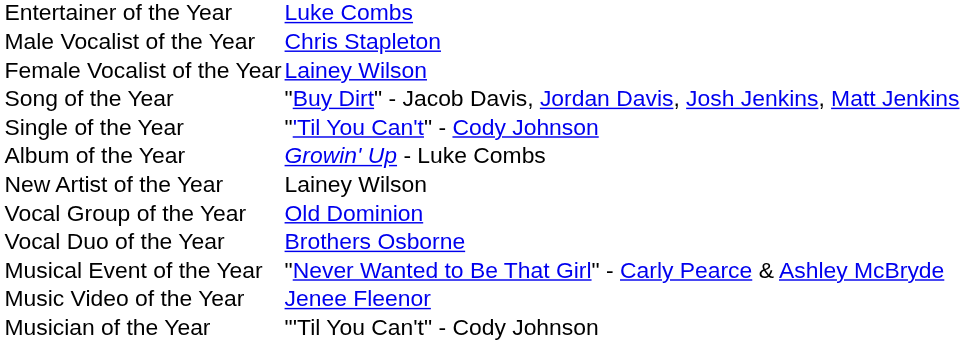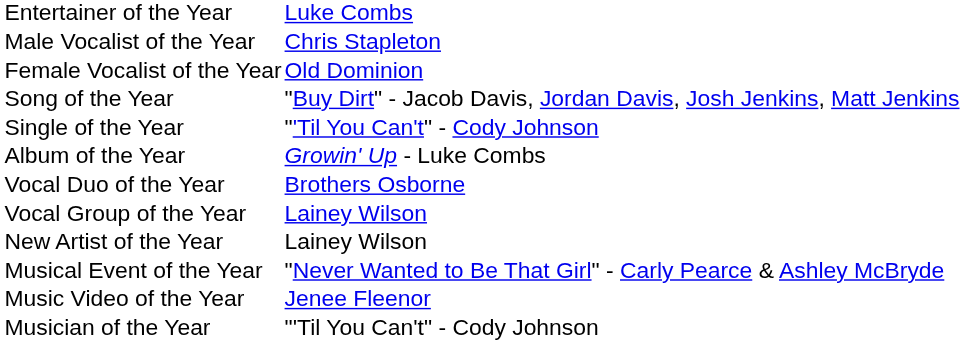(356, 70) Lainey Wilson -> (354, 70) Old Dominion
rows swapped: (114, 241) <-> (114, 184)
(354, 213) Old Dominion -> (356, 213) Lainey Wilson
